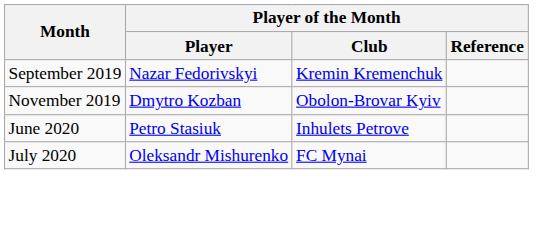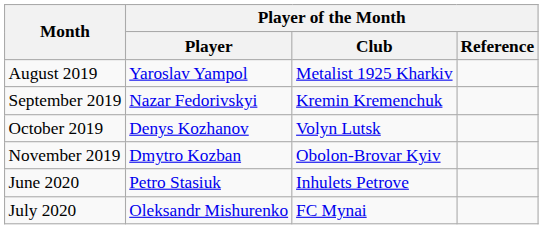+ row: (53, 73)
+ row: (56, 127)
